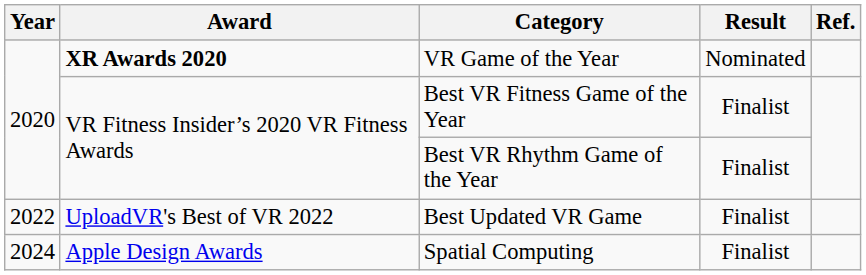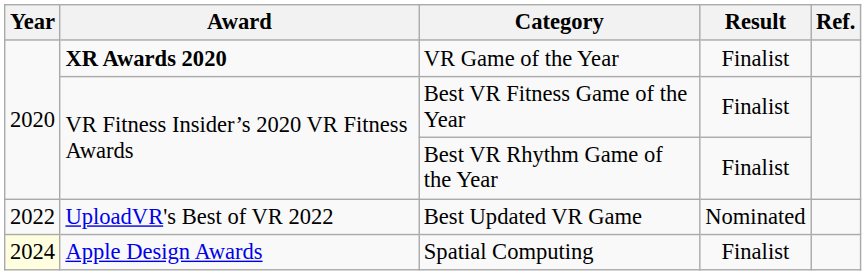(755, 58) Nominated -> (755, 58) Finalist
(755, 216) Finalist -> (755, 216) Nominated
(32, 252) no background -> (32, 252) lightyellow background
